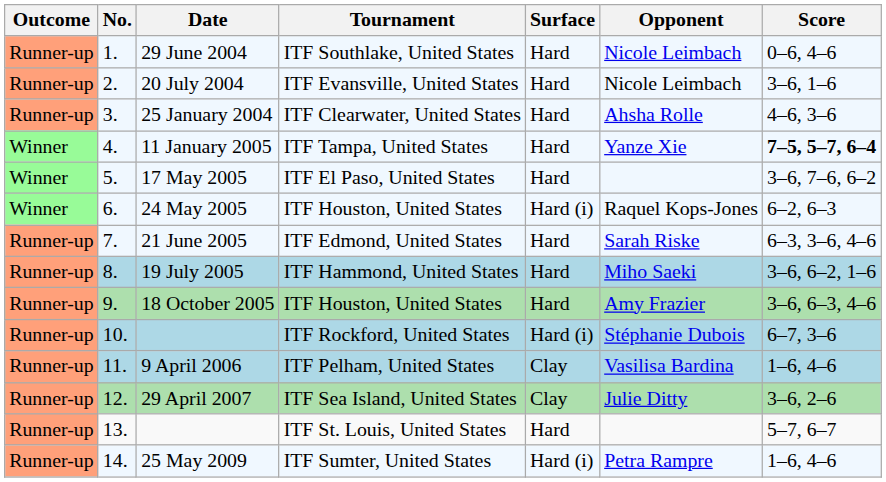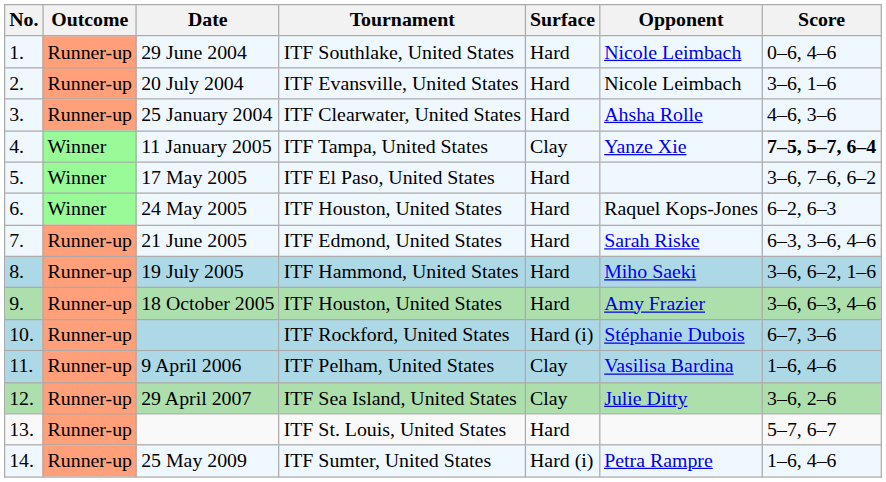columns swapped: (51, 20) <-> (117, 20)
(550, 146) Hard -> (549, 146) Clay
(562, 209) Hard (i) -> (550, 209) Hard
